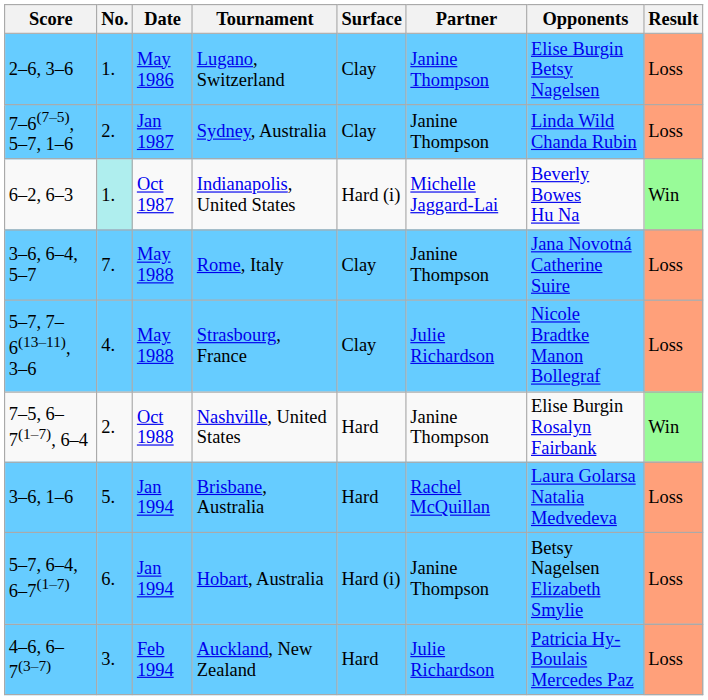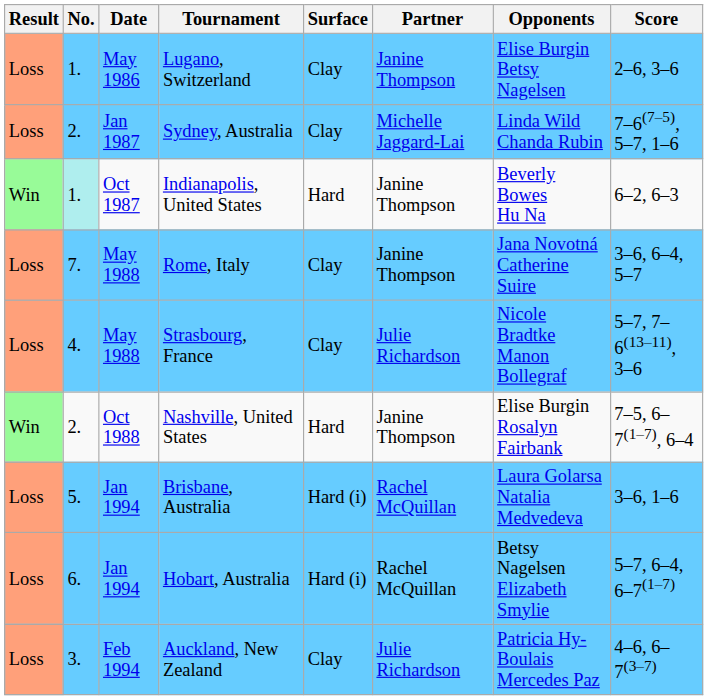columns swapped: (673, 19) <-> (51, 19)
(450, 131) Janine Thompson -> (420, 131) Michelle Jaggard-Lai
(371, 194) Hard (i) -> (326, 194) Hard
(454, 194) Michelle Jaggard-Lai -> (416, 194) Janine Thompson
(360, 497) Hard -> (337, 497) Hard (i)
(450, 578) Janine Thompson -> (416, 578) Rachel McQuillan
(360, 659) Hard -> (325, 659) Clay
